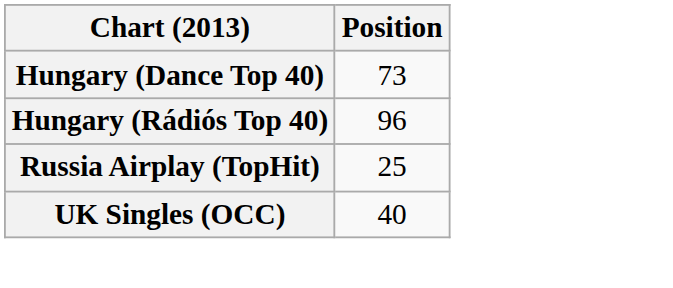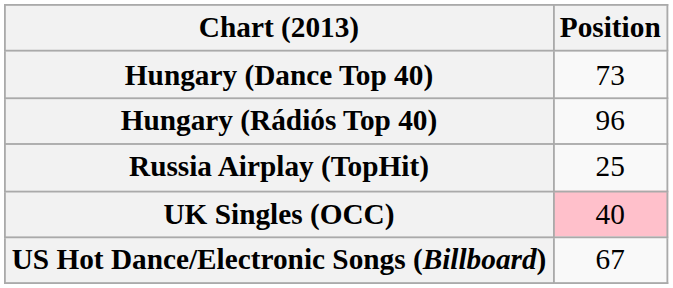(392, 213) no background -> (610, 213) pink background
+ row: (279, 259)
